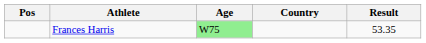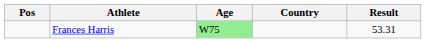(384, 29) 53.35 -> (384, 29) 53.31
